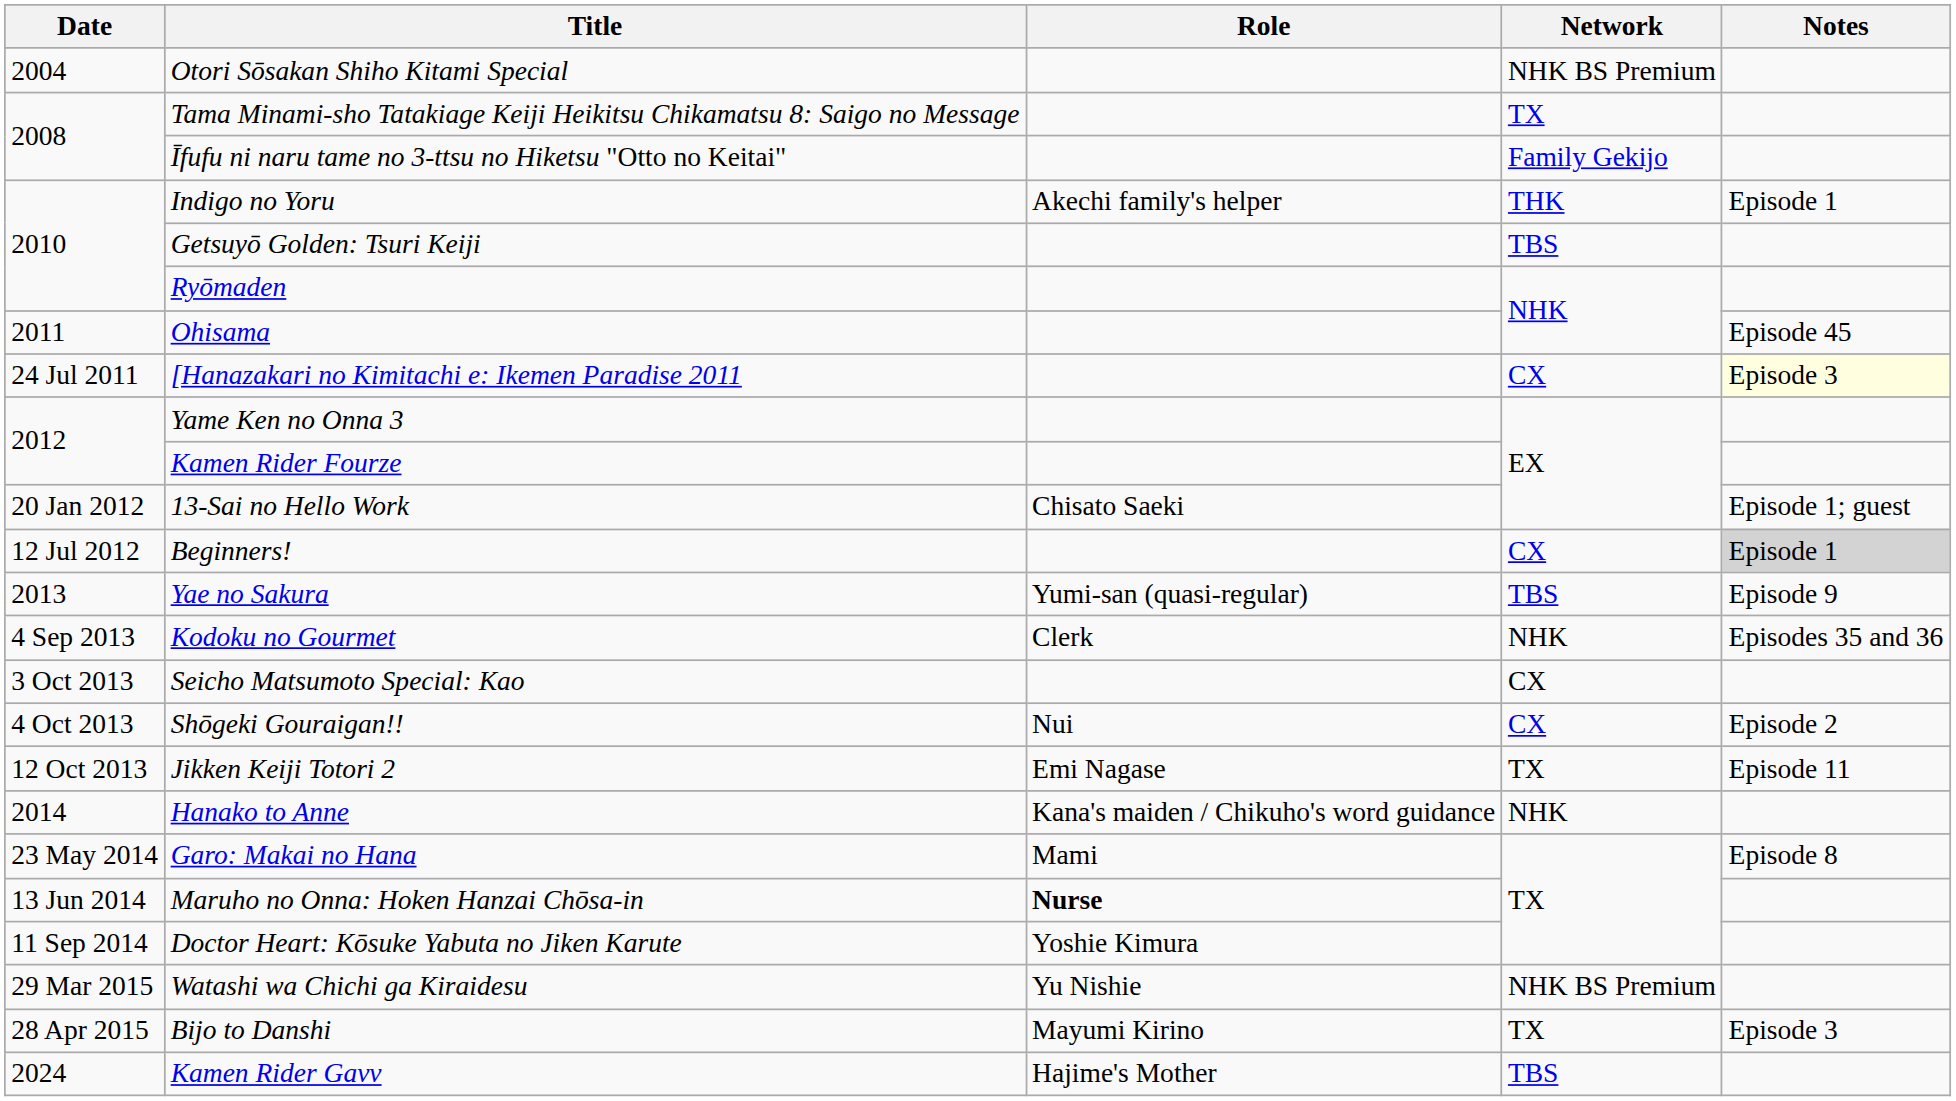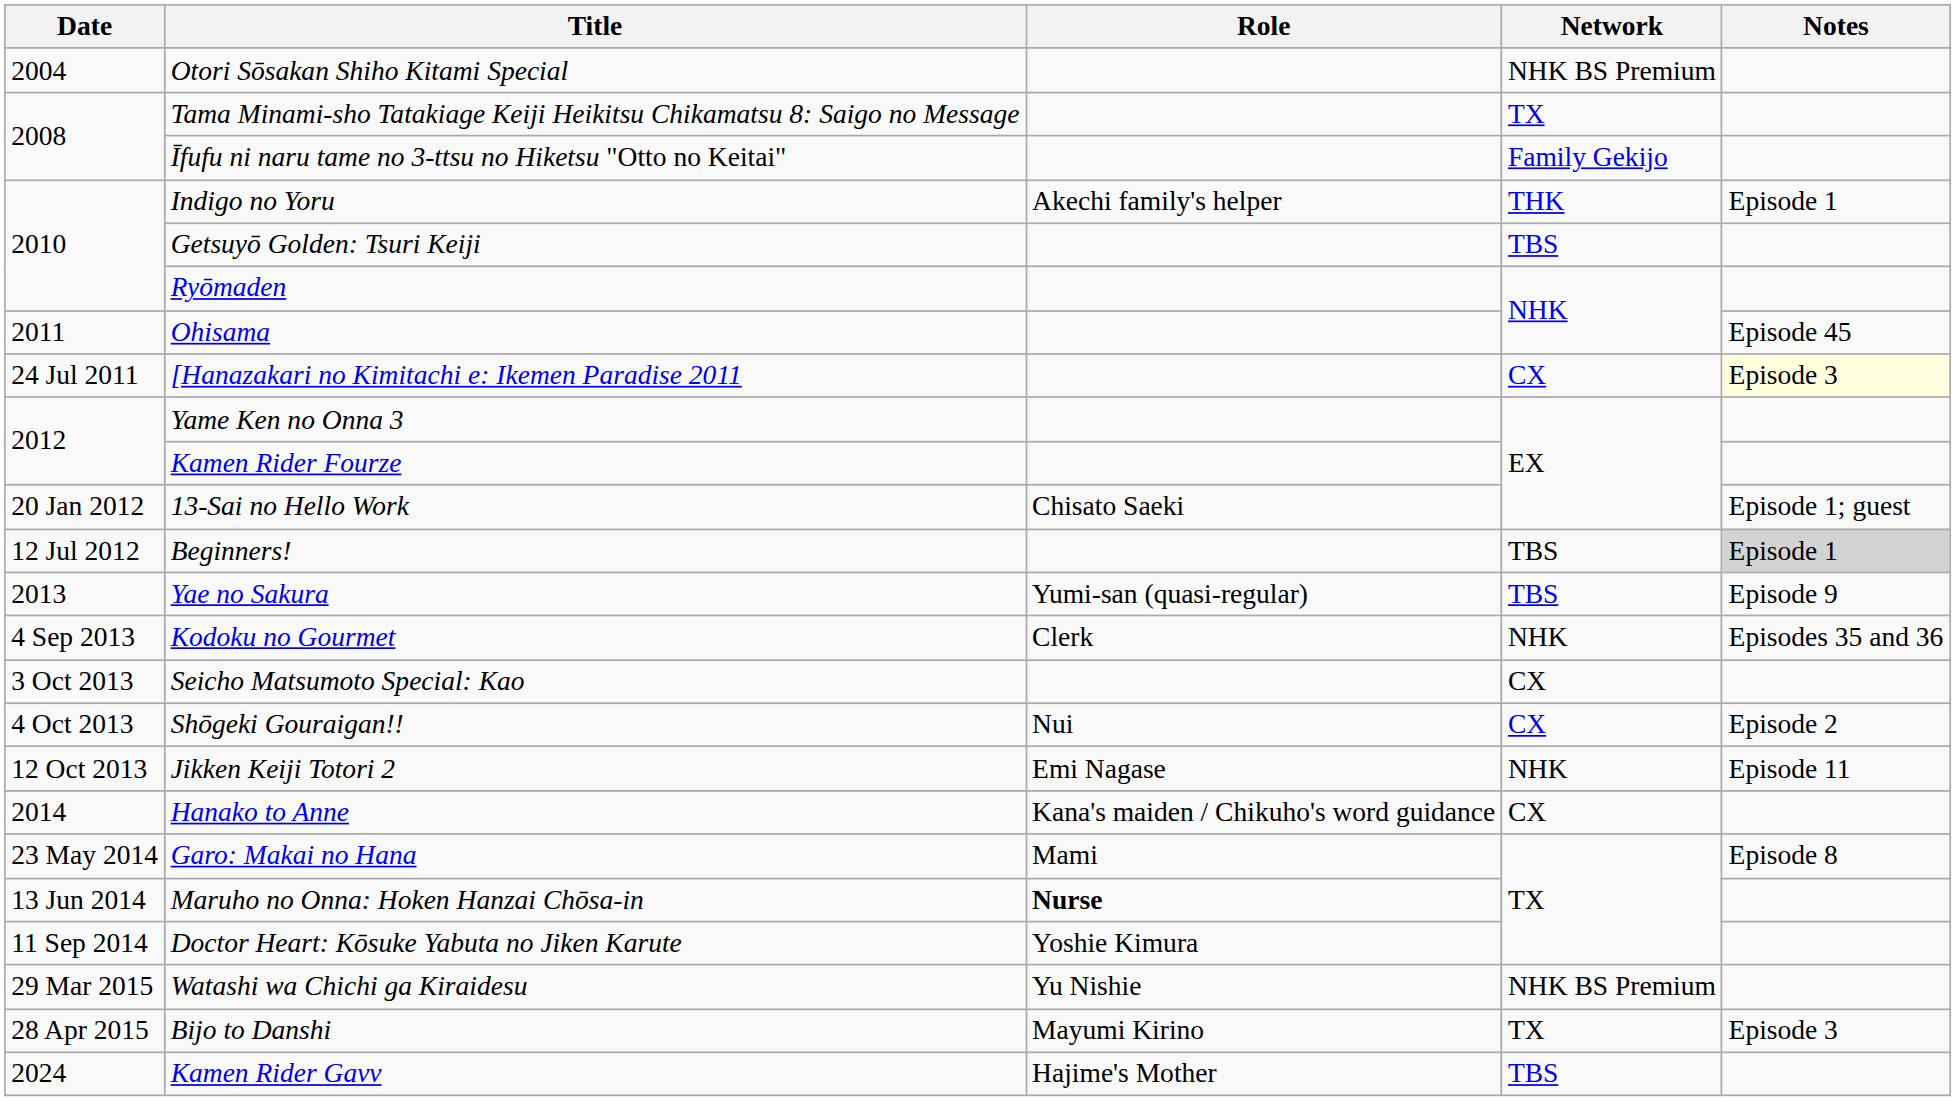(1527, 550) CX -> (1533, 550) TBS
(1526, 768) TX -> (1538, 768) NHK
(1538, 811) NHK -> (1527, 811) CX
